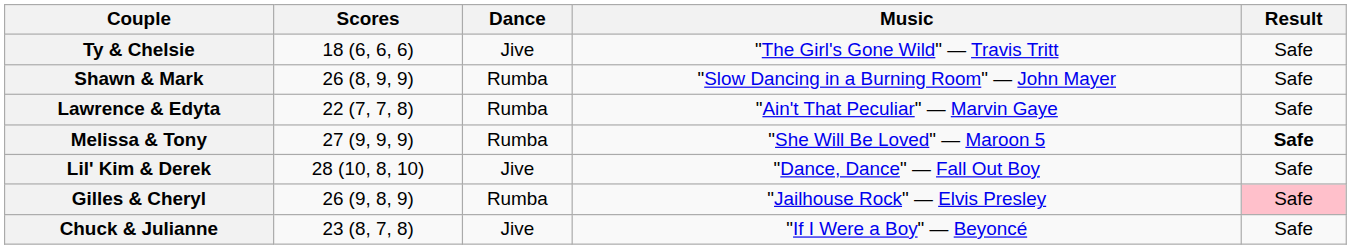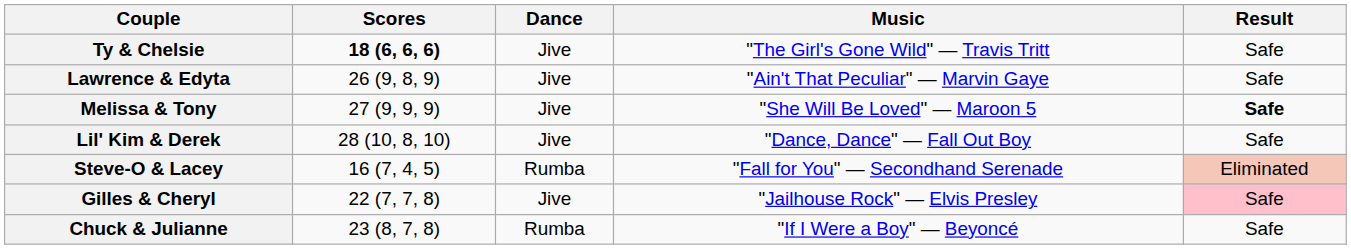(368, 49) normal -> (394, 49) bold
- row: (139, 79)
(368, 109) 22 (7, 7, 8) -> (394, 79) 26 (9, 8, 9)
(517, 109) Rumba -> (554, 79) Jive
(517, 139) Rumba -> (554, 109) Jive
+ row: (149, 169)
(368, 199) 26 (9, 8, 9) -> (394, 199) 22 (7, 7, 8)
(517, 199) Rumba -> (554, 199) Jive
(517, 229) Jive -> (554, 229) Rumba
